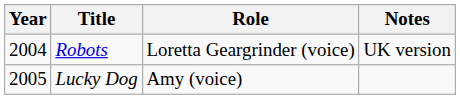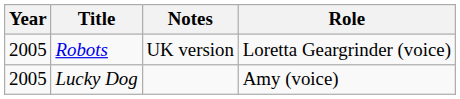columns swapped: (251, 19) <-> (407, 19)
(28, 49) 2004 -> (28, 49) 2005
